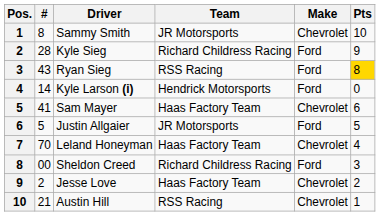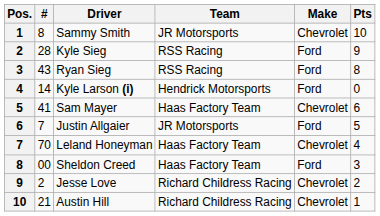(225, 51) Richard Childress Racing -> (190, 51) RSS Racing
(357, 70) gold background -> (357, 70) no background
(41, 127) 5 -> (41, 127) 7
(225, 164) Richard Childress Racing -> (209, 164) Haas Factory Team
(209, 183) Haas Factory Team -> (225, 183) Richard Childress Racing
(190, 202) RSS Racing -> (225, 202) Richard Childress Racing
